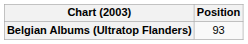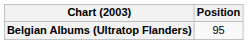(219, 30) 93 -> (219, 30) 95
